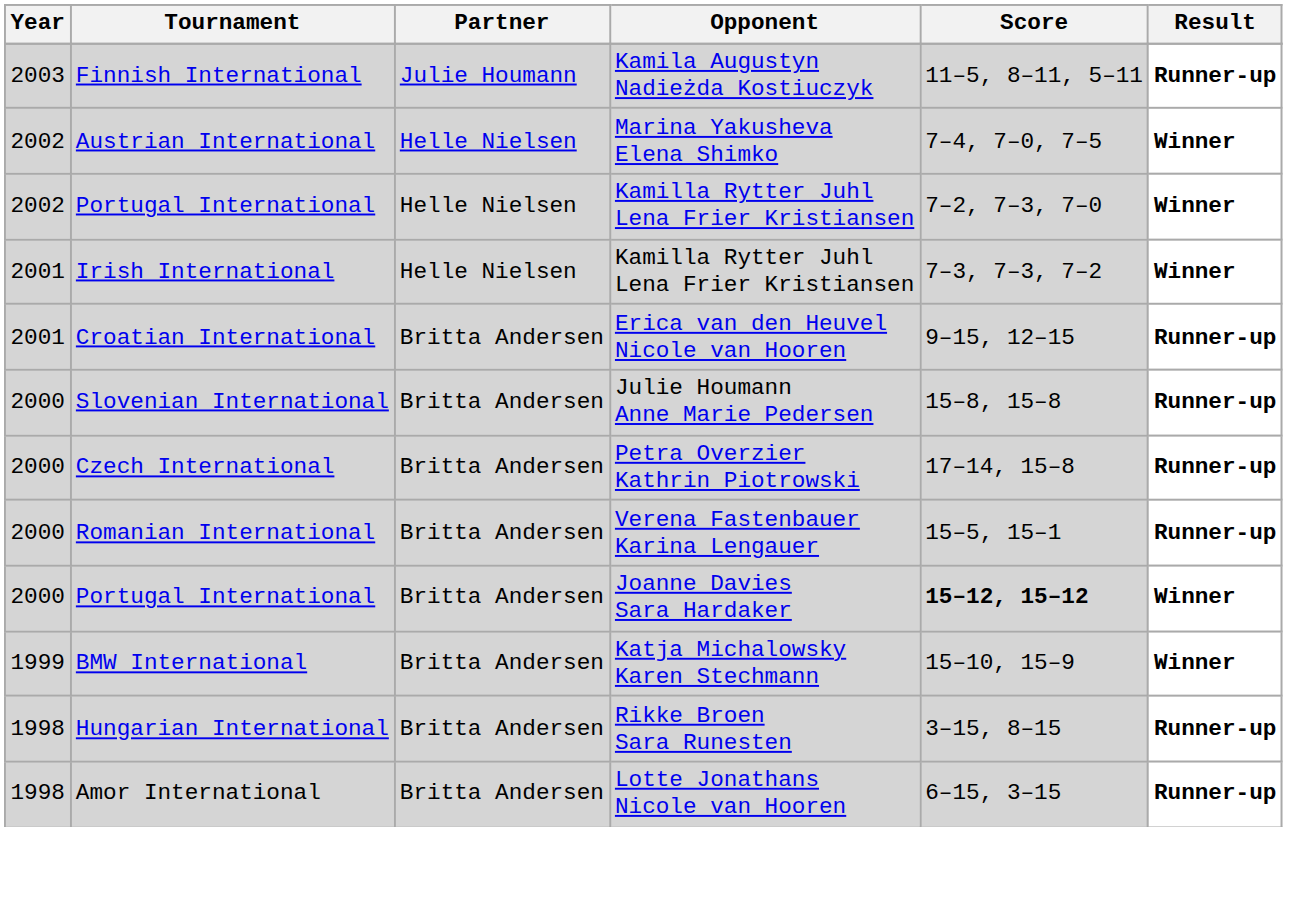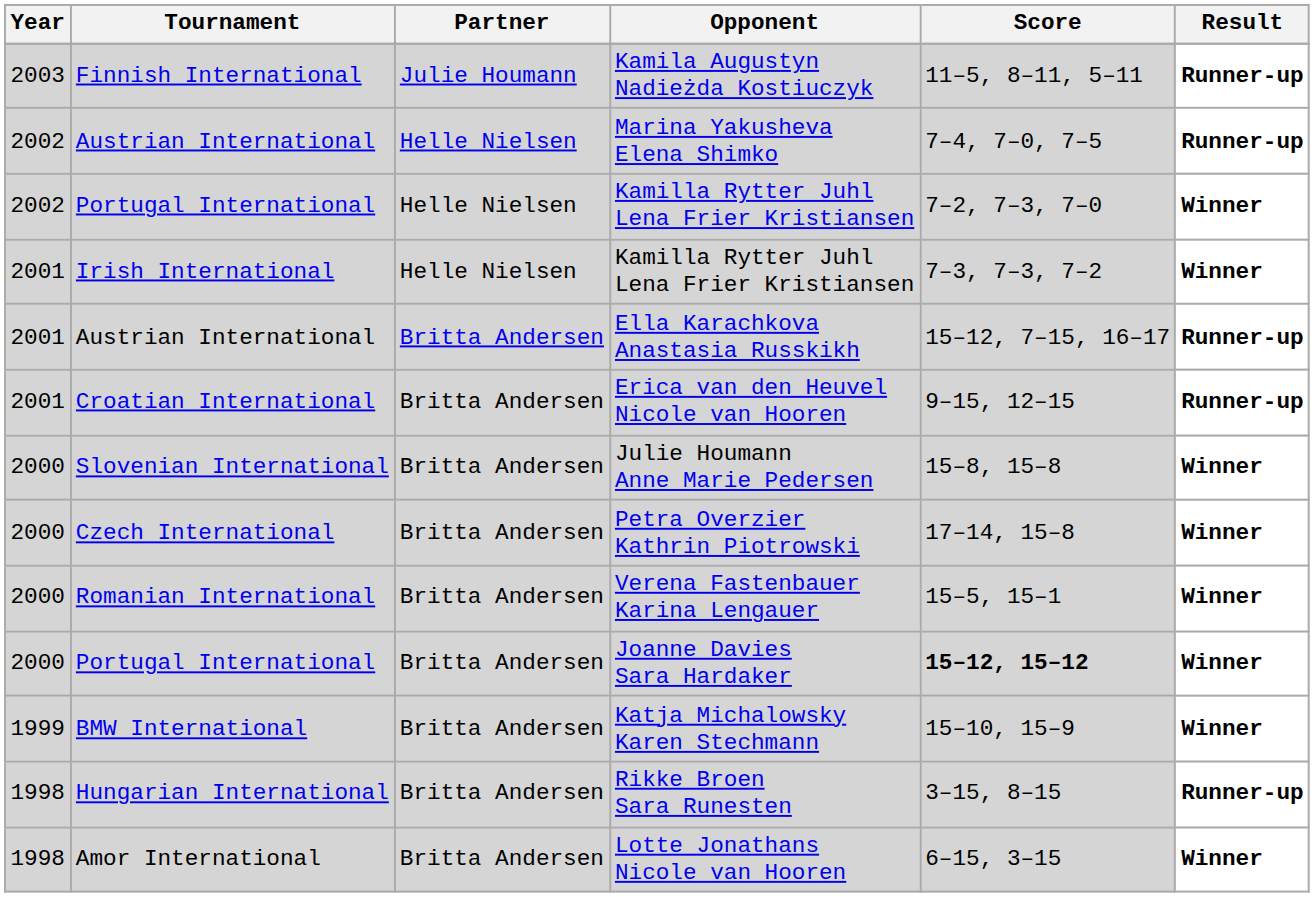(1195, 141) Winner -> (1242, 141) Runner-up
+ row: (226, 337)
(1215, 402) Runner-up -> (1222, 467) Winner
(1215, 467) Runner-up -> (1222, 532) Winner
(1215, 532) Runner-up -> (1222, 598) Winner
(1215, 794) Runner-up -> (1222, 859) Winner
